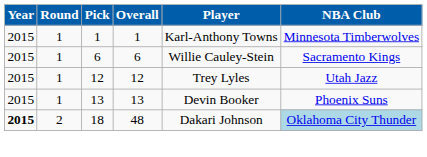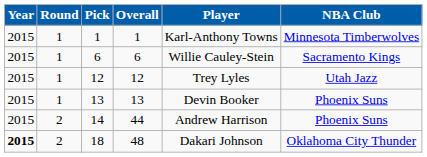+ row: (97, 120)
(351, 120) lightblue background -> (351, 141) no background
